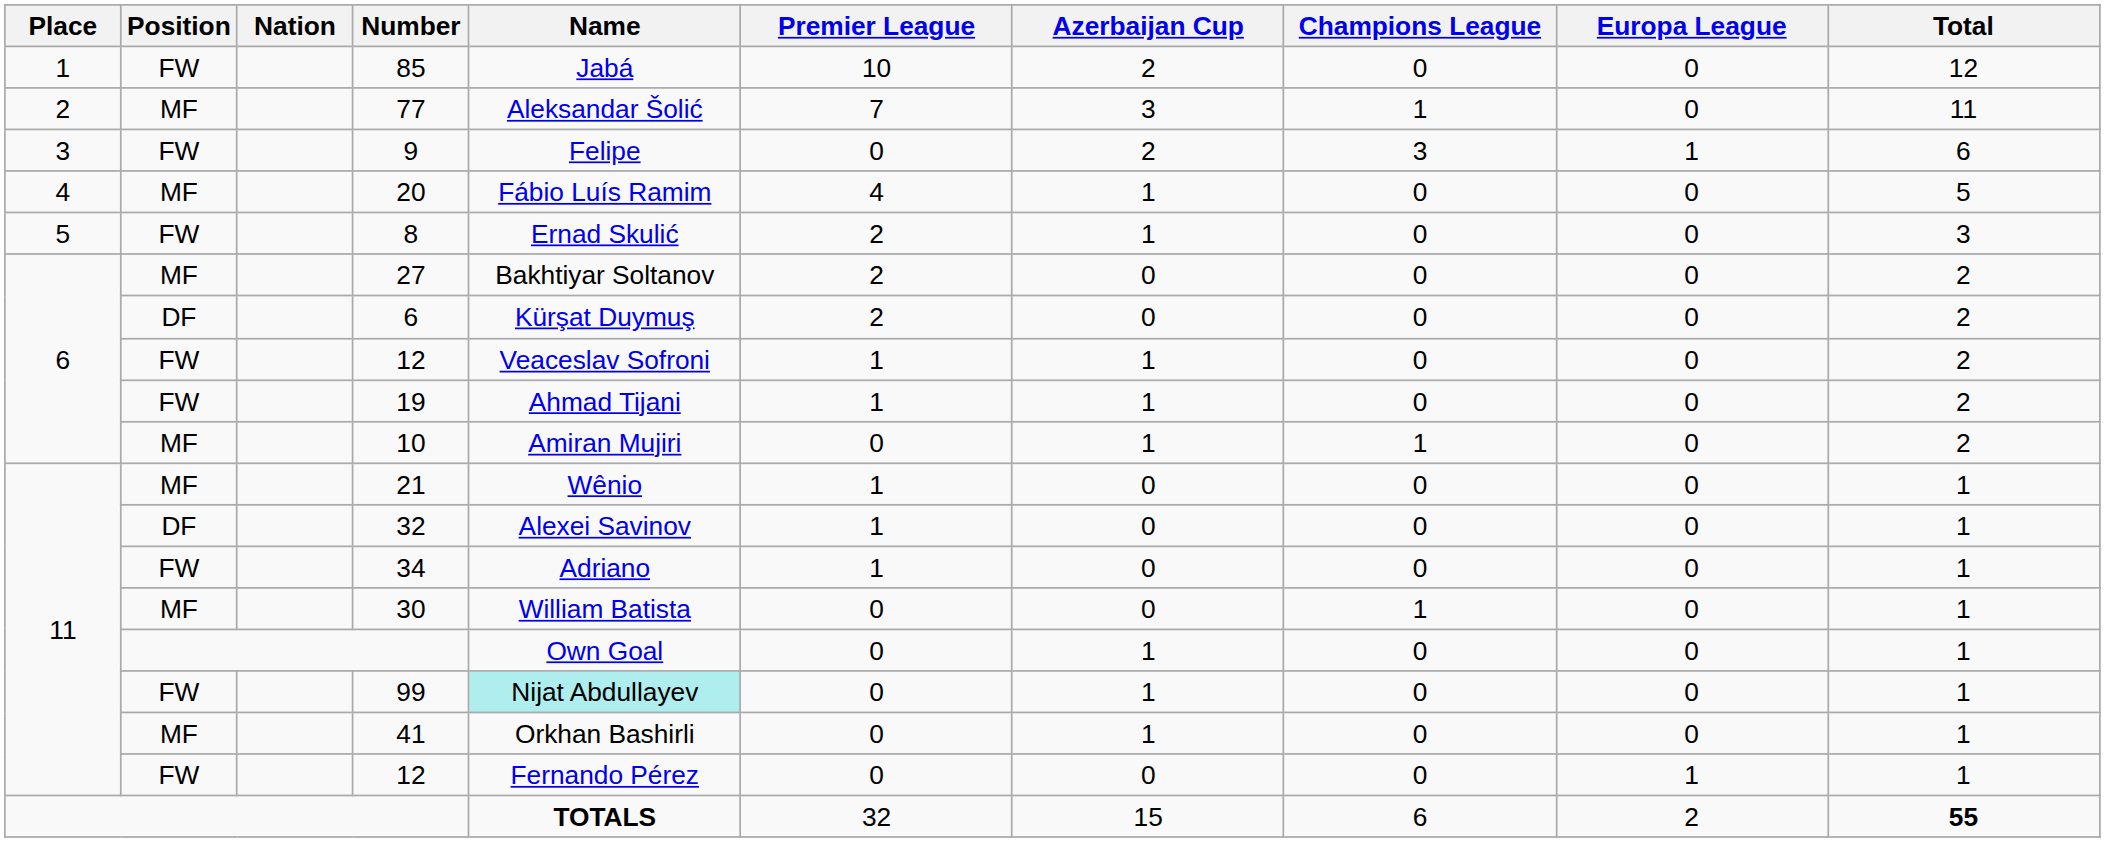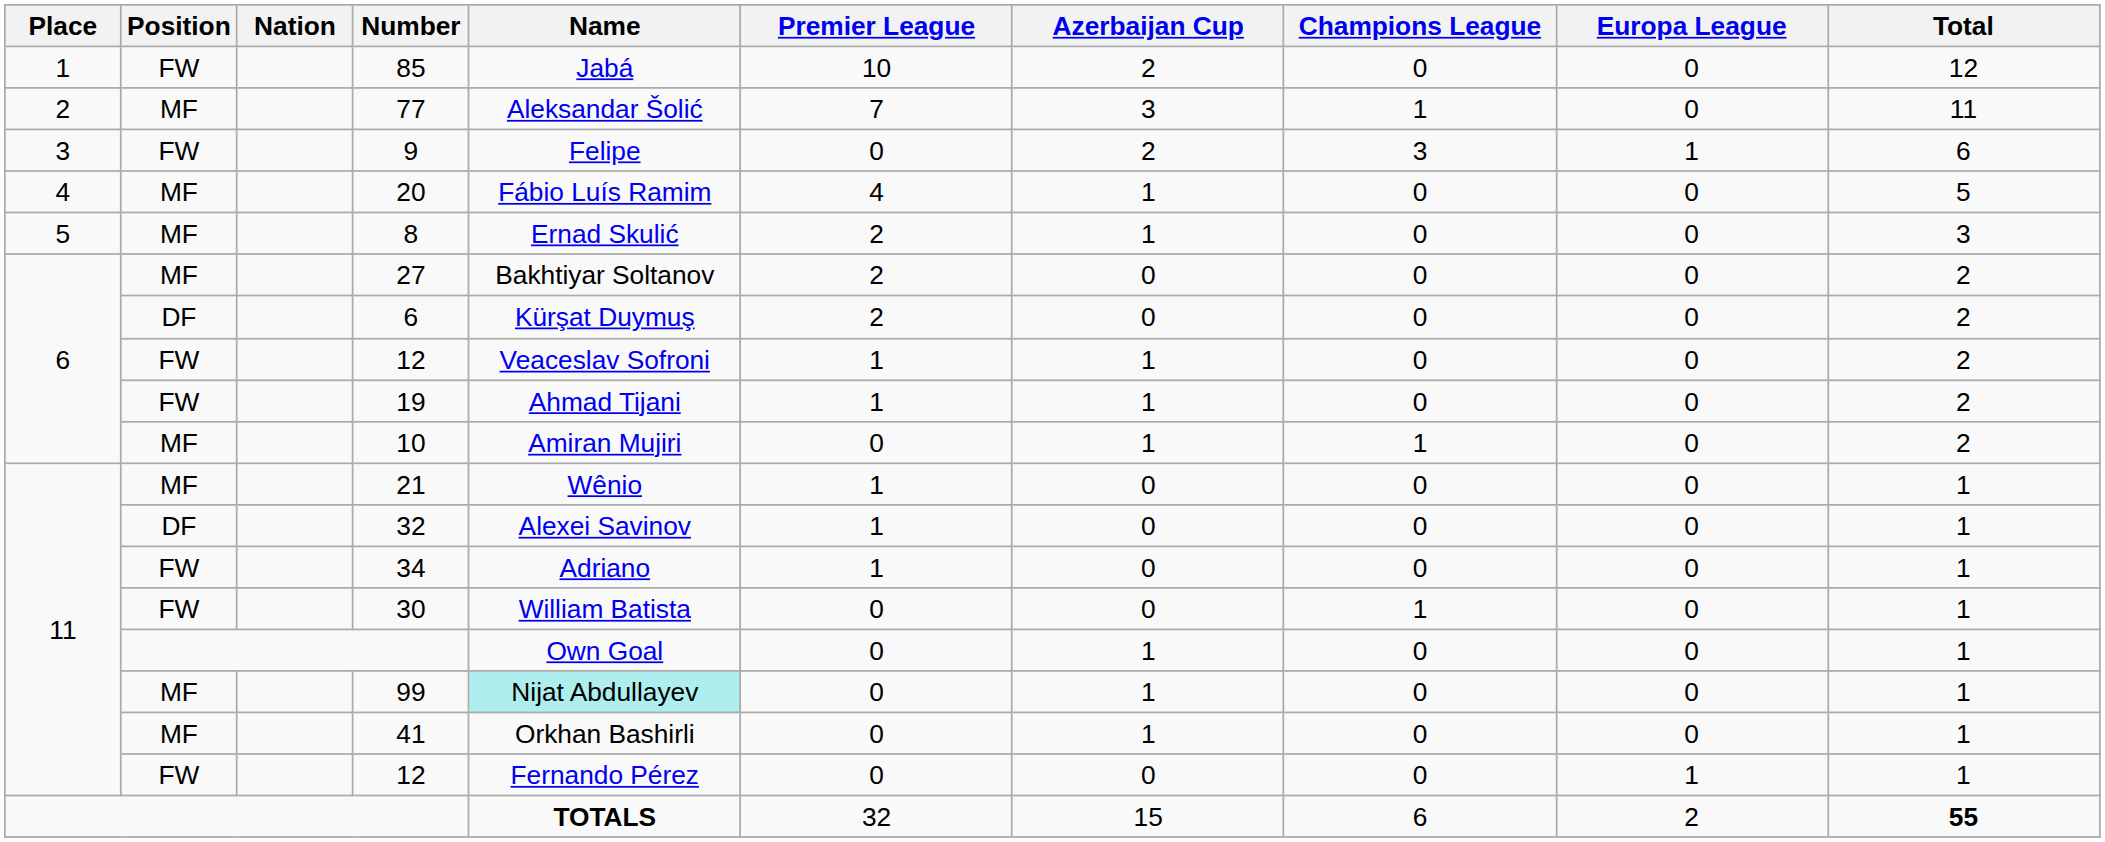(179, 234) FW -> (179, 234) MF
(179, 609) MF -> (179, 609) FW
(179, 692) FW -> (179, 692) MF
